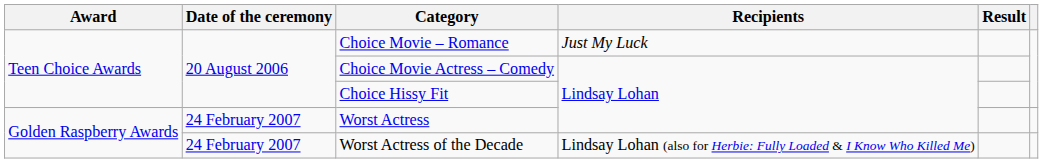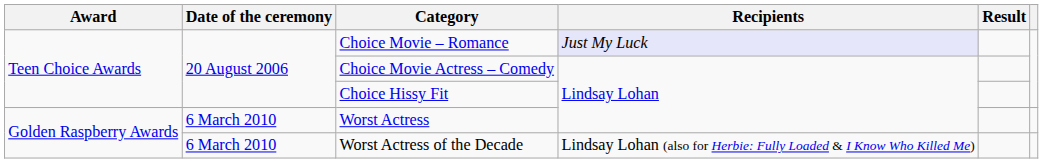(605, 42) no background -> (605, 42) lavender background
(243, 119) 24 February 2007 -> (231, 119) 6 March 2010
(243, 145) 24 February 2007 -> (231, 145) 6 March 2010
